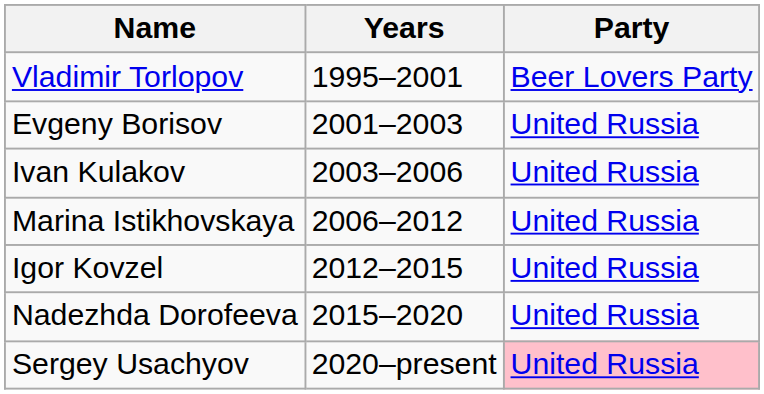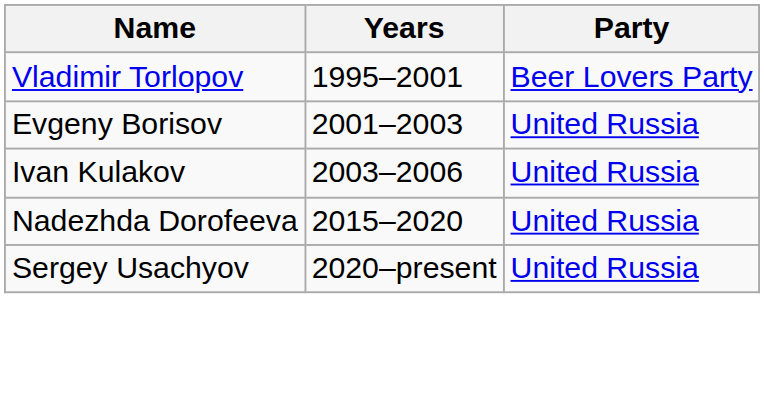- row: (153, 220)
- row: (88, 268)
(605, 364) pink background -> (605, 268) no background
